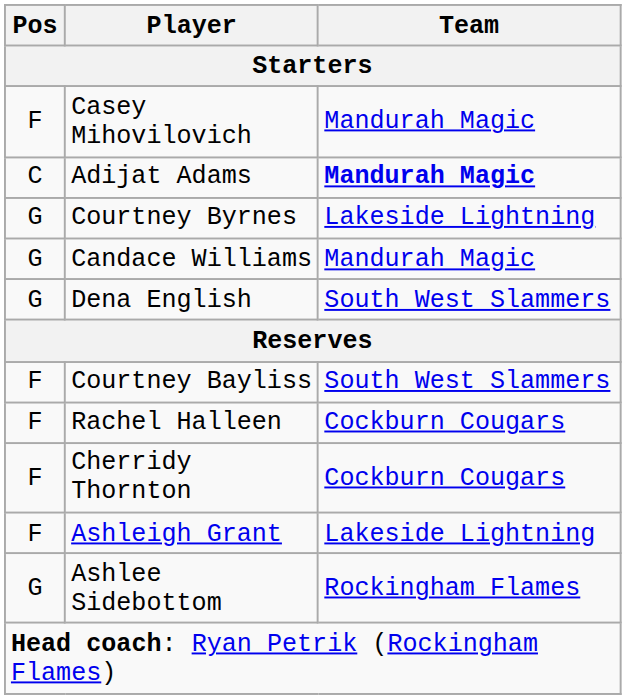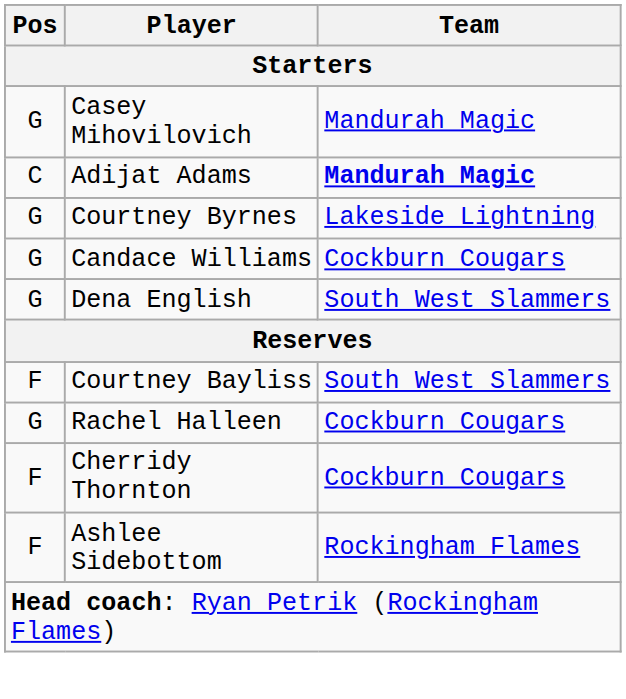(35, 122) F -> (35, 122) G
(430, 259) Mandurah Magic -> (445, 259) Cockburn Cougars
(35, 422) F -> (35, 422) G
- row: (177, 533)
(35, 588) G -> (35, 548) F
